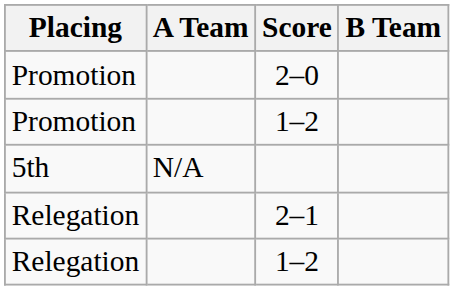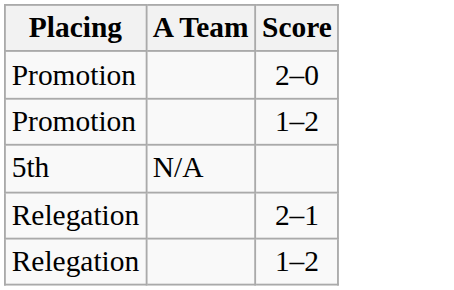- column: (393, 27)
